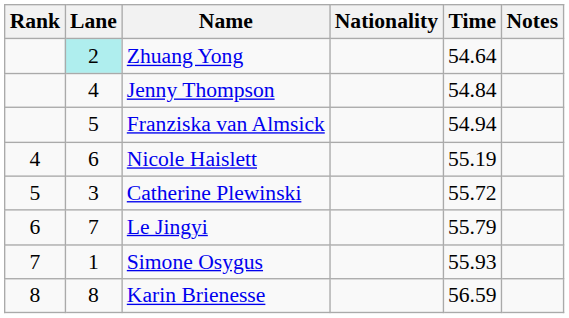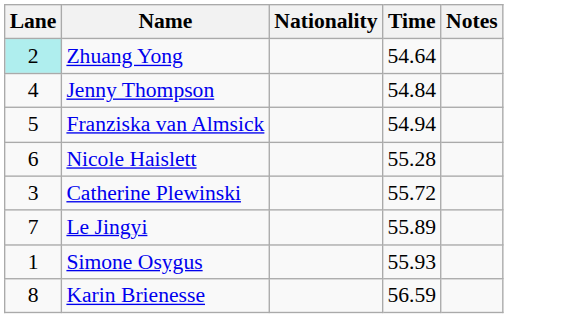- column: (35, 21)
(472, 158) 55.19 -> (412, 158) 55.28
(472, 227) 55.79 -> (412, 227) 55.89
